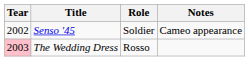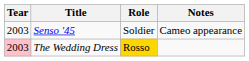(18, 30) 2002 -> (18, 30) 2003
(136, 47) no background -> (136, 47) gold background
